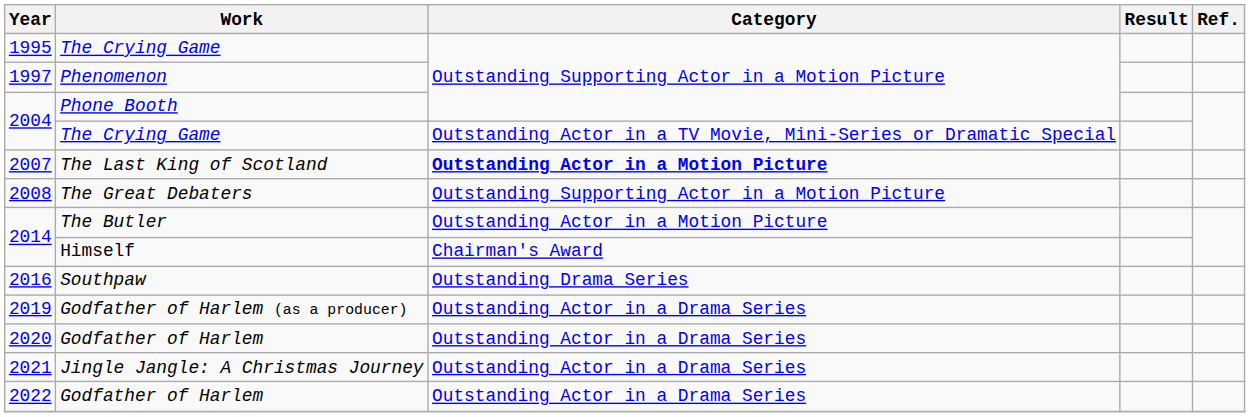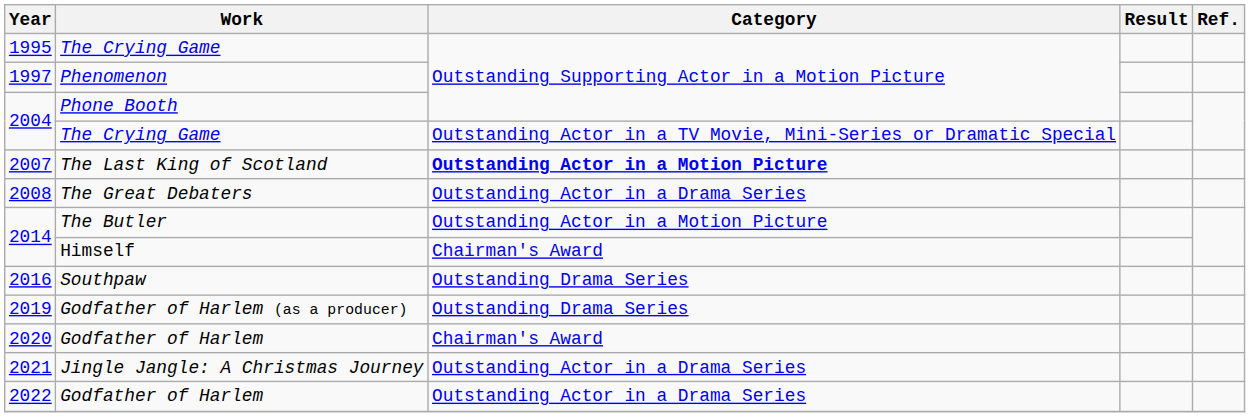(689, 193) Outstanding Supporting Actor in a Motion Picture -> (619, 193) Outstanding Actor in a Drama Series
(619, 309) Outstanding Actor in a Drama Series -> (560, 309) Outstanding Drama Series
(619, 338) Outstanding Actor in a Drama Series -> (518, 338) Chairman's Award
